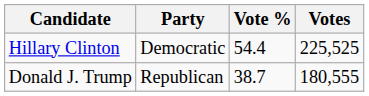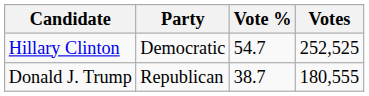(250, 47) 54.4 -> (250, 47) 54.7
(329, 47) 225,525 -> (329, 47) 252,525
